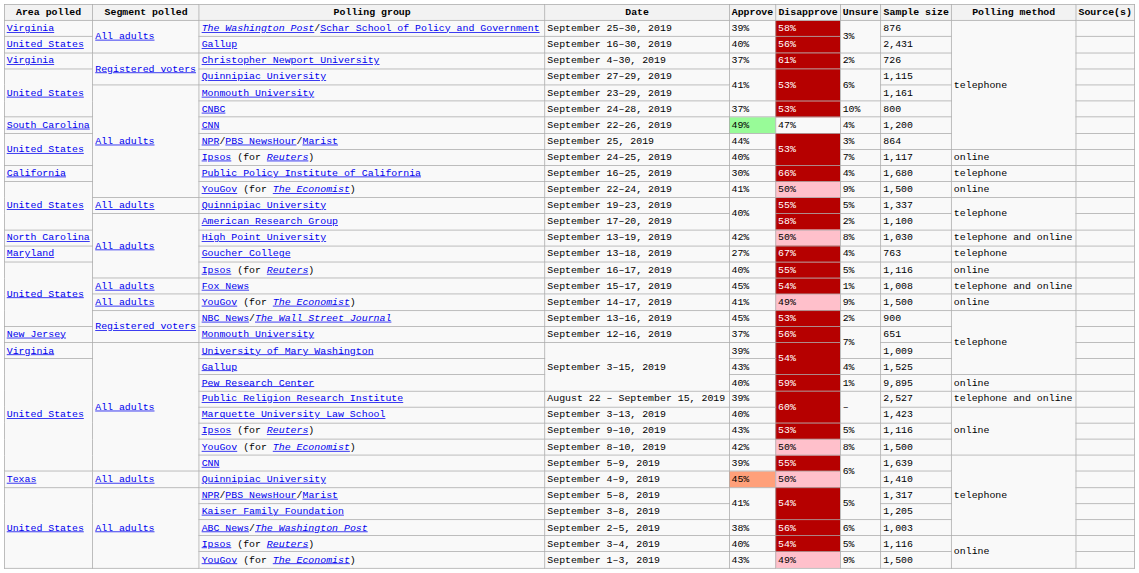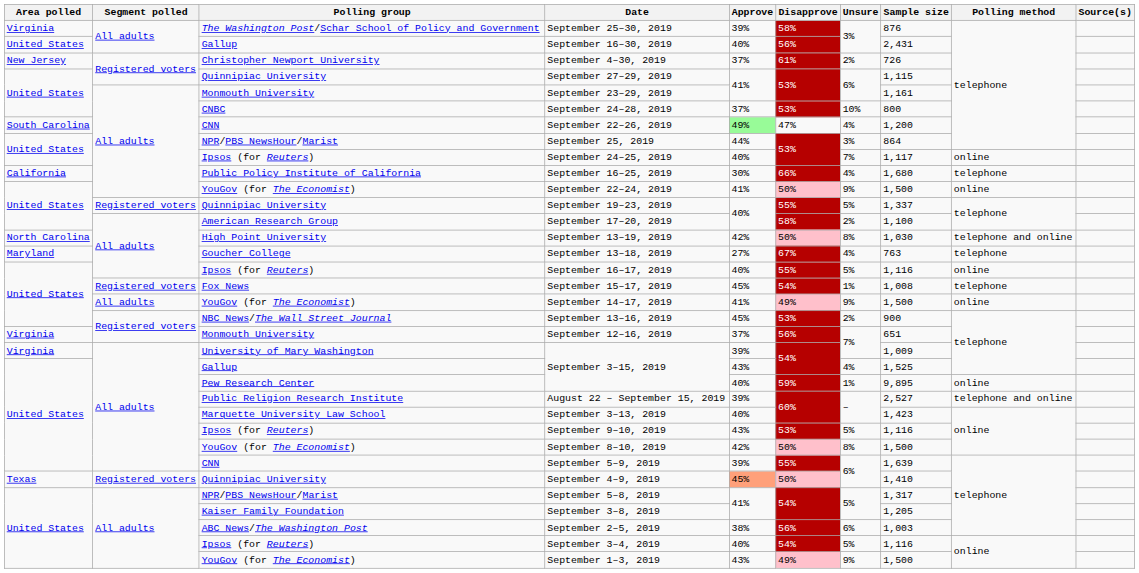(30, 61) Virginia -> (36, 61) New Jersey
(125, 206) All adults -> (146, 206) Registered voters
(125, 286) All adults -> (146, 286) Registered voters
(1013, 286) telephone and online -> (981, 286) telephone
(36, 334) New Jersey -> (30, 334) Virginia
(125, 479) All adults -> (146, 479) Registered voters
